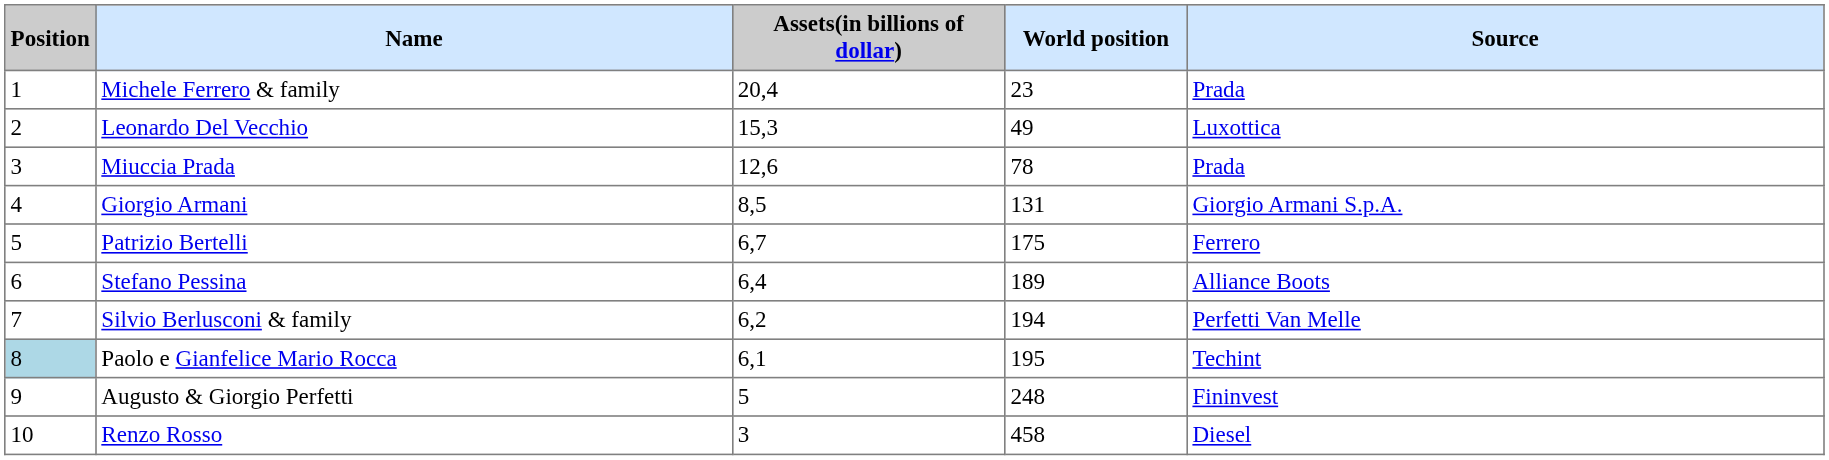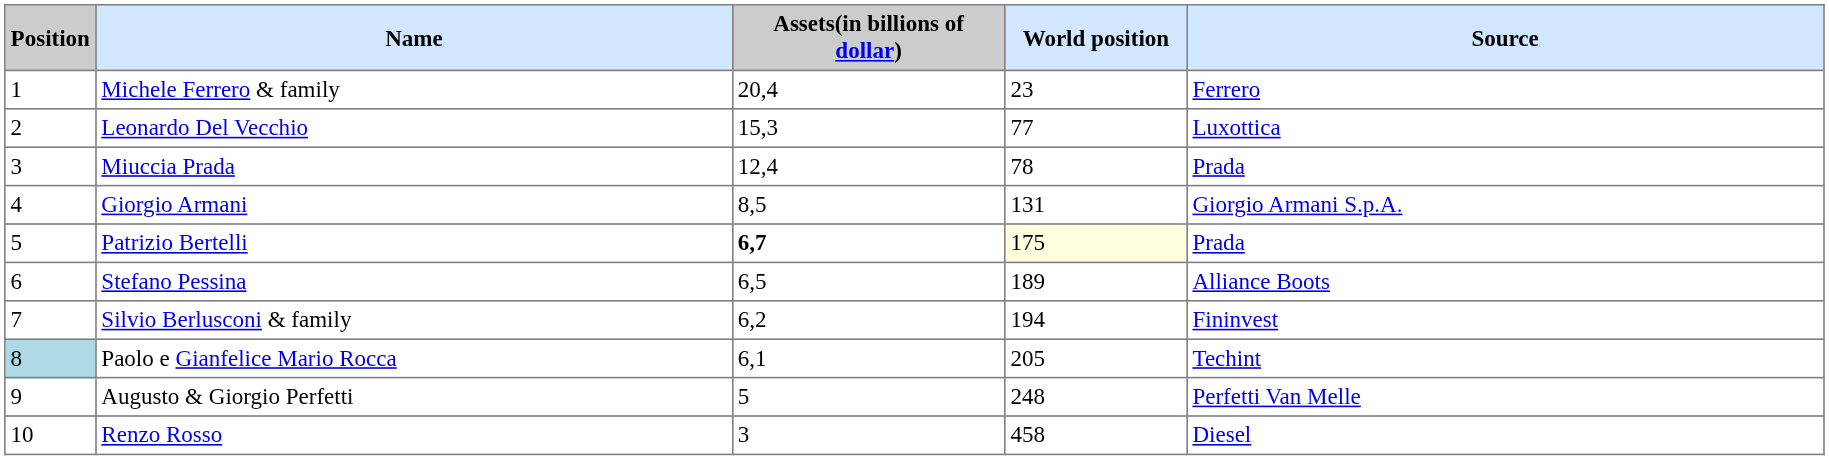(1219, 89) Prada -> (1226, 89) Ferrero
(1022, 127) 49 -> (1022, 127) 77
(758, 166) 12,6 -> (758, 166) 12,4
(752, 242) normal -> (752, 242) bold
(1028, 242) no background -> (1028, 242) lightyellow background
(1226, 242) Ferrero -> (1219, 242) Prada
(752, 281) 6,4 -> (752, 281) 6,5
(1277, 319) Perfetti Van Melle -> (1235, 319) Fininvest
(1028, 358) 195 -> (1028, 358) 205
(1235, 396) Fininvest -> (1277, 396) Perfetti Van Melle
